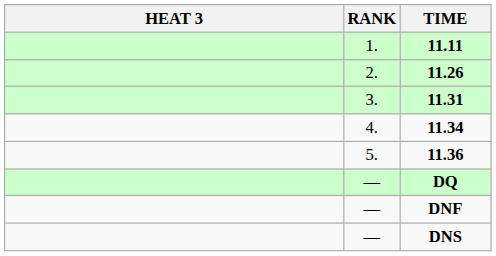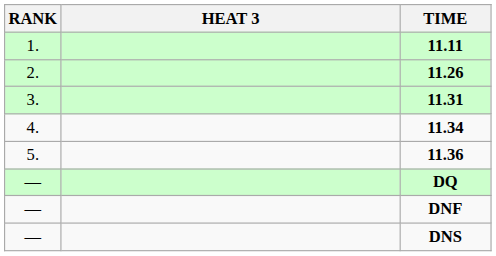columns swapped: (372, 18) <-> (174, 18)
